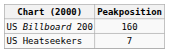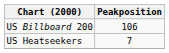(130, 26) 160 -> (130, 26) 106
